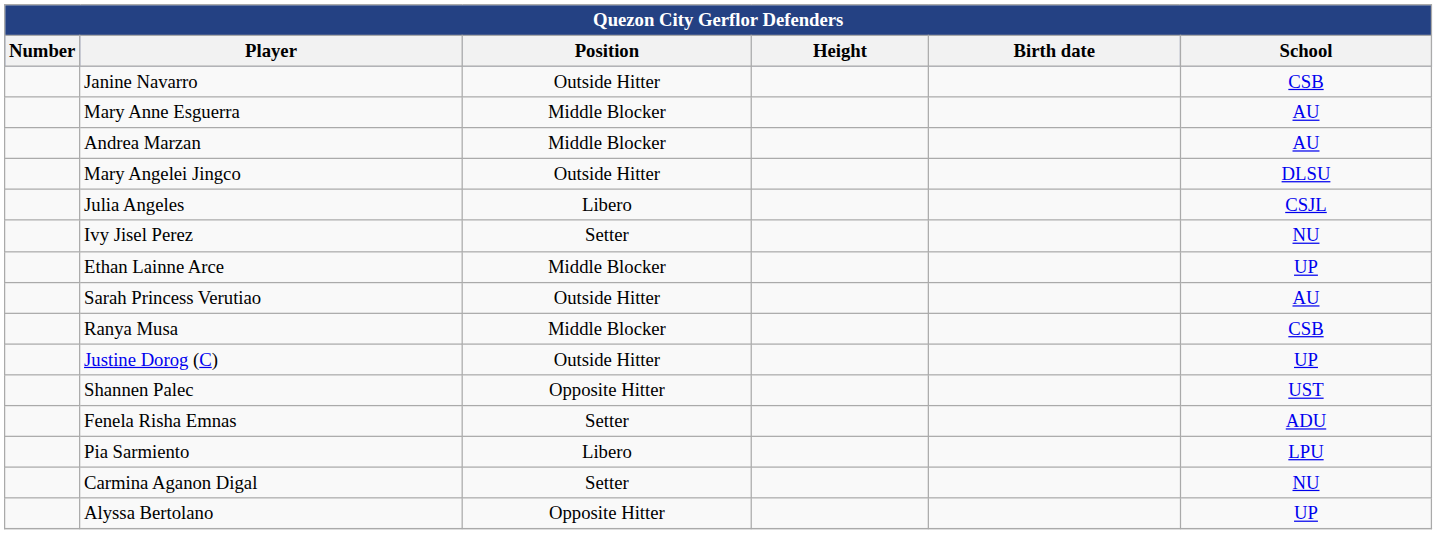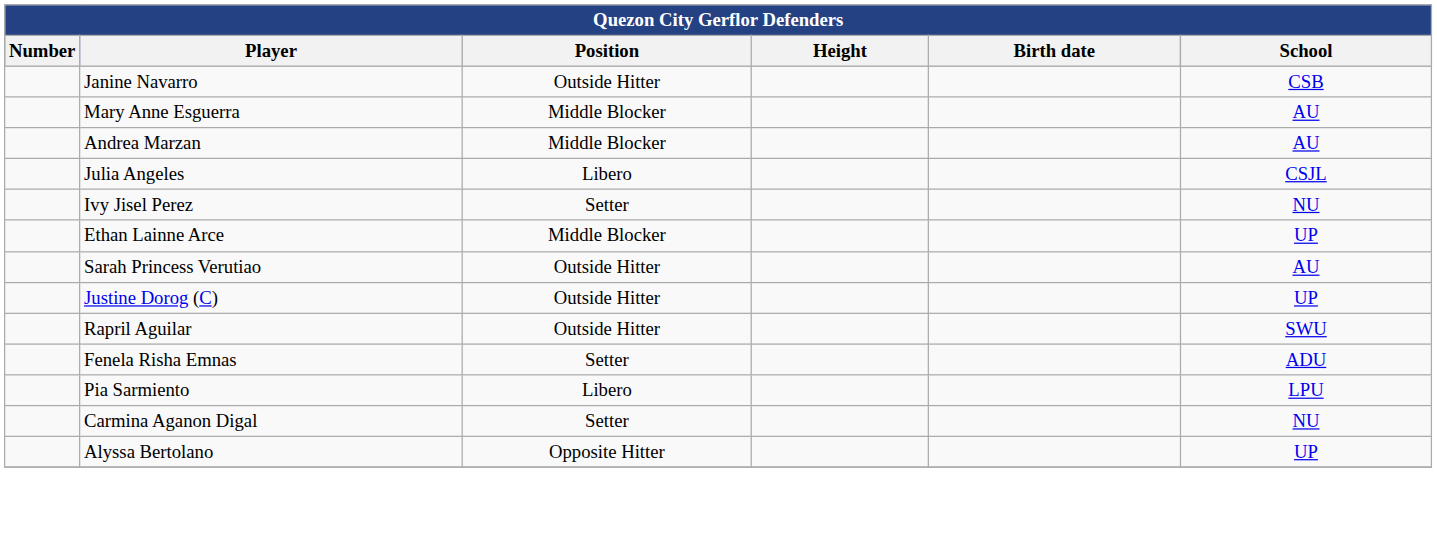- row: (162, 174)
- row: (131, 328)
+ row: (138, 328)
- row: (139, 390)
